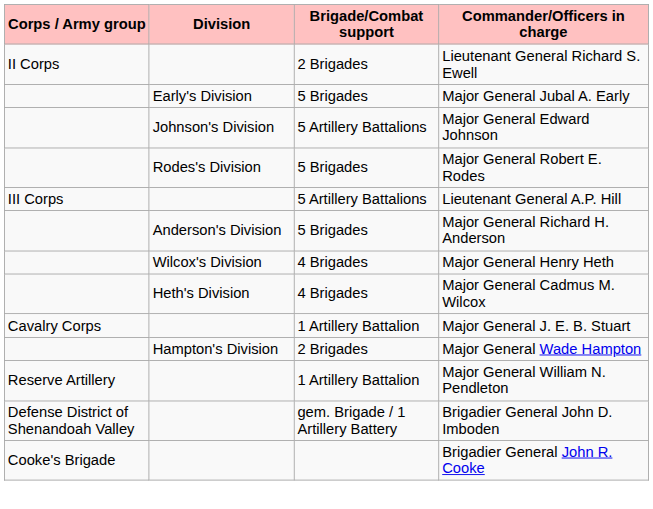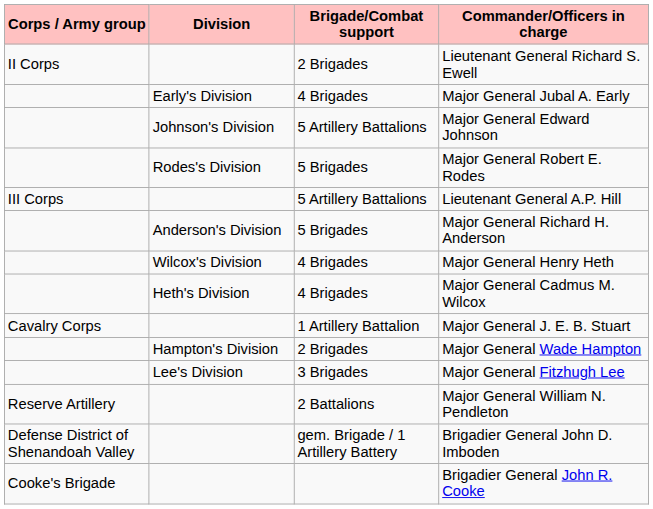(333, 95) 5 Brigades -> (333, 95) 4 Brigades
+ row: (533, 372)
(358, 380) 1 Artillery Battalion -> (336, 403) 2 Battalions
